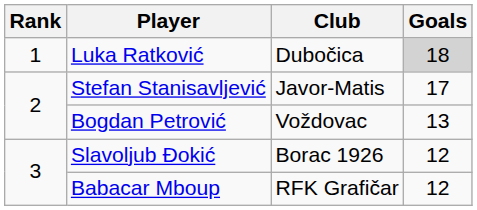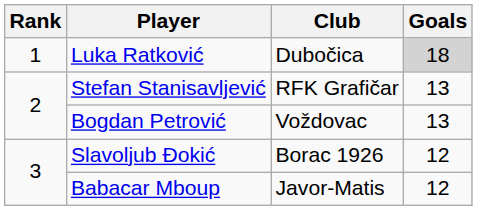(330, 88) Javor-Matis -> (337, 88) RFK Grafičar
(438, 88) 17 -> (438, 88) 13
(337, 188) RFK Grafičar -> (330, 188) Javor-Matis
